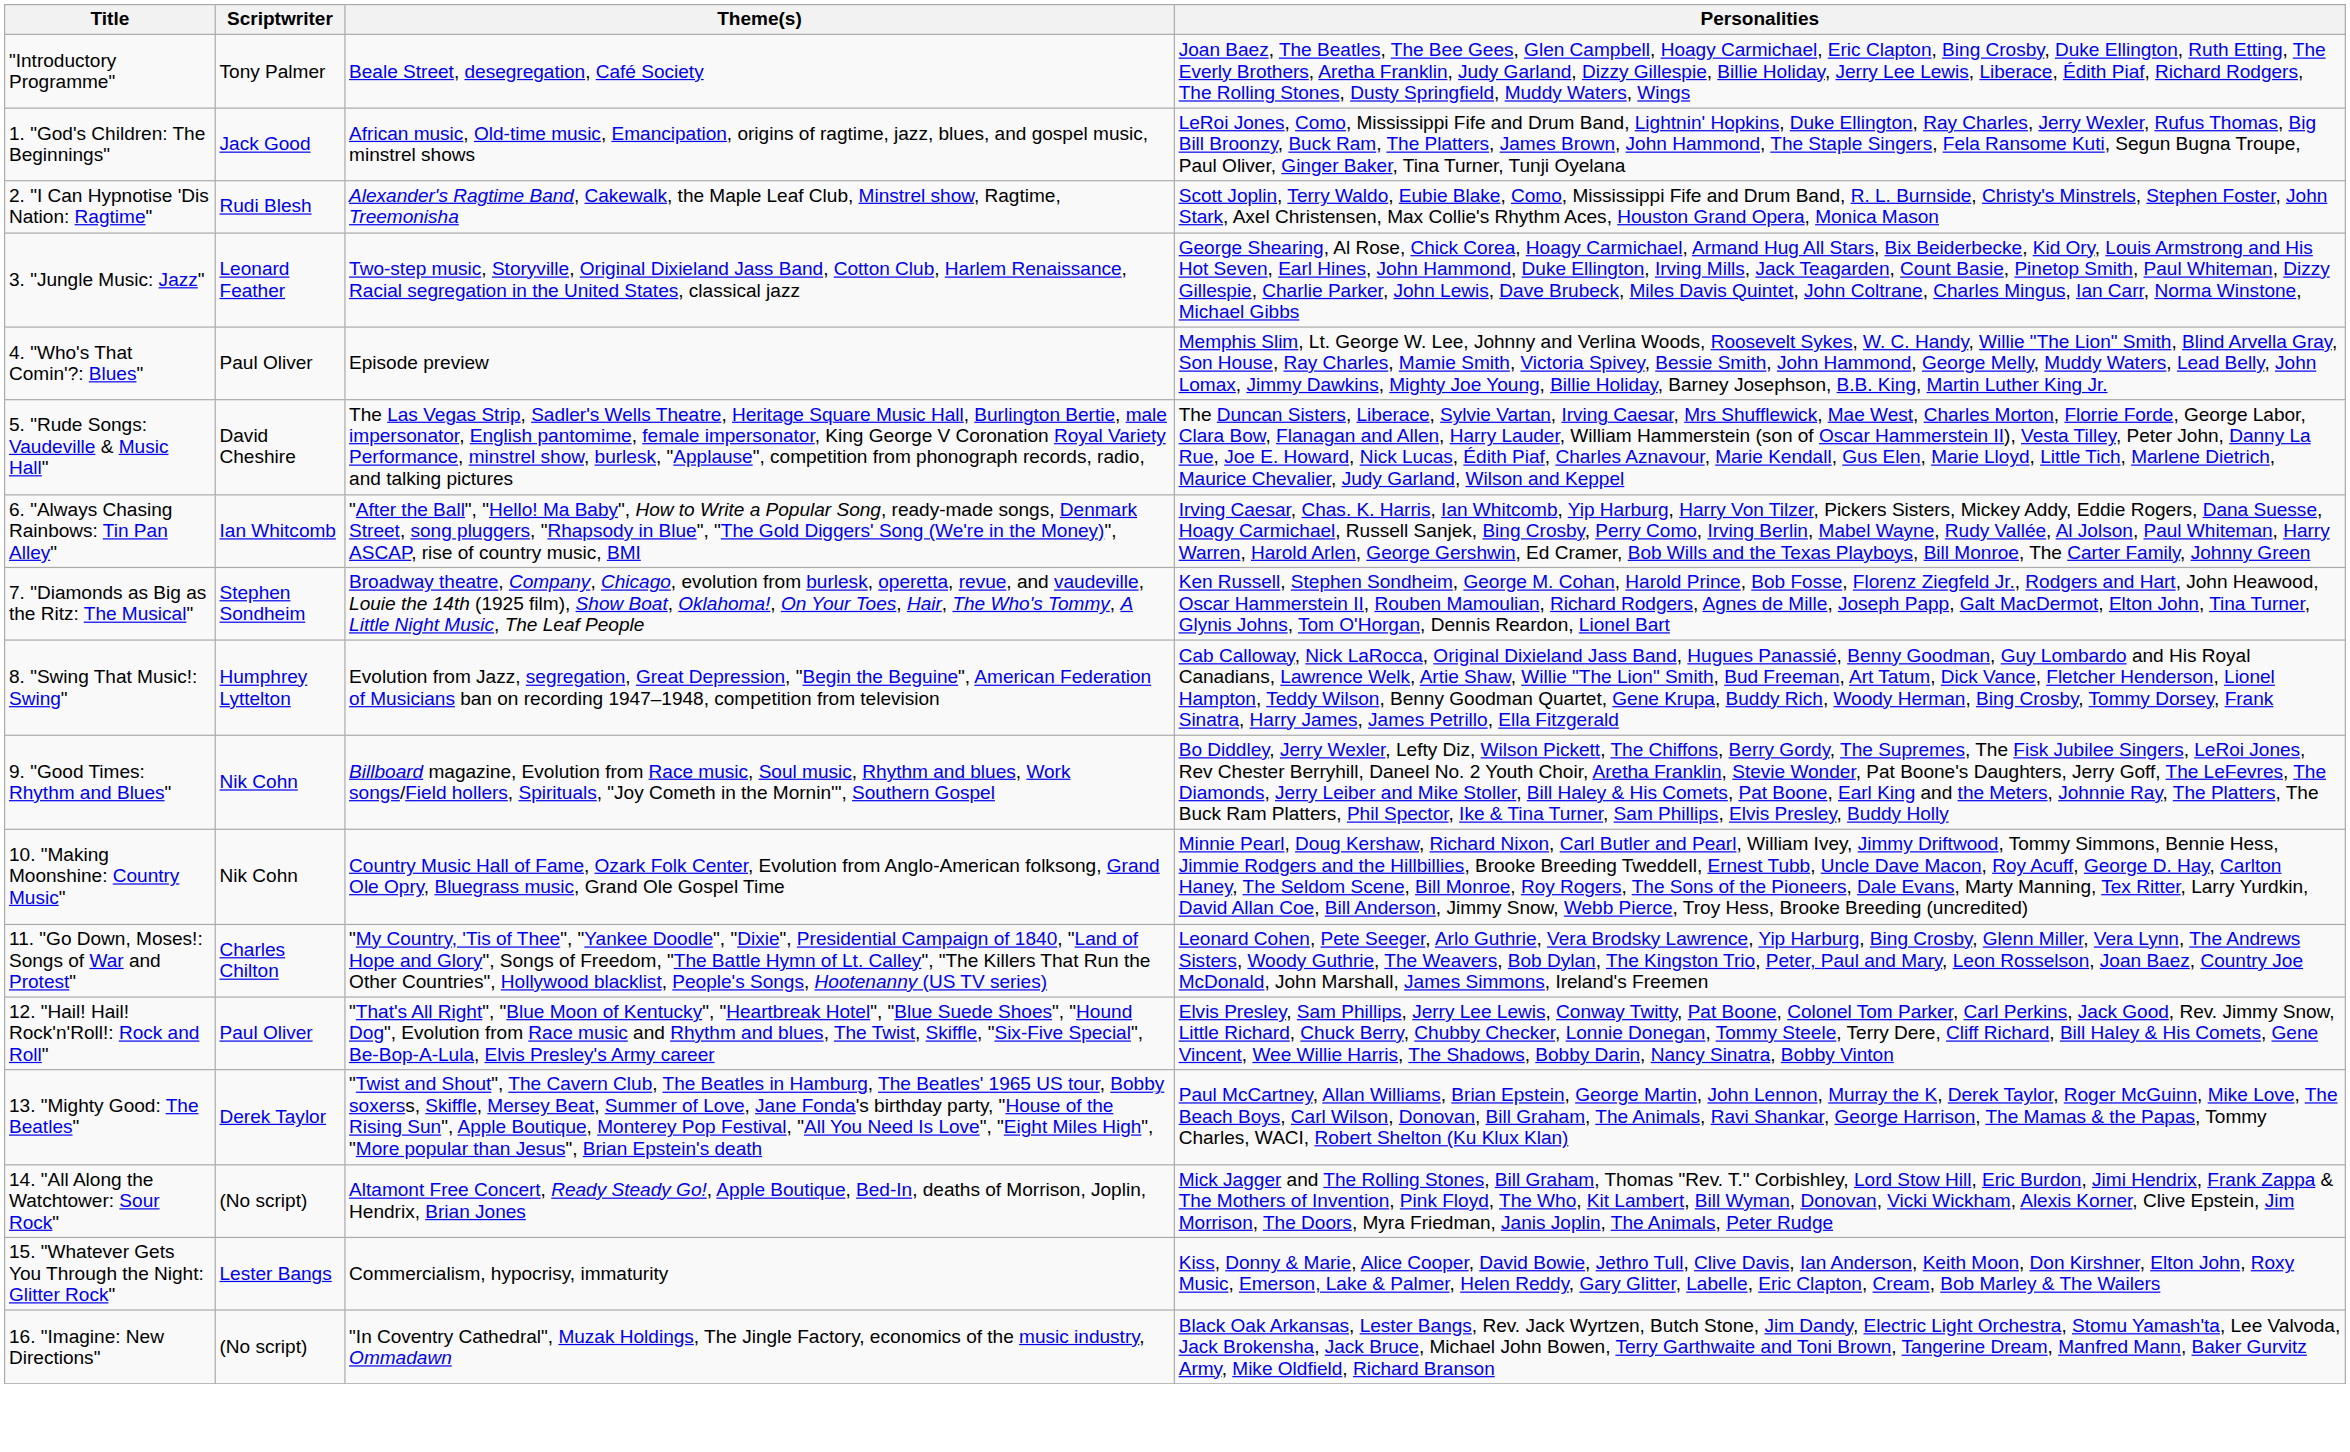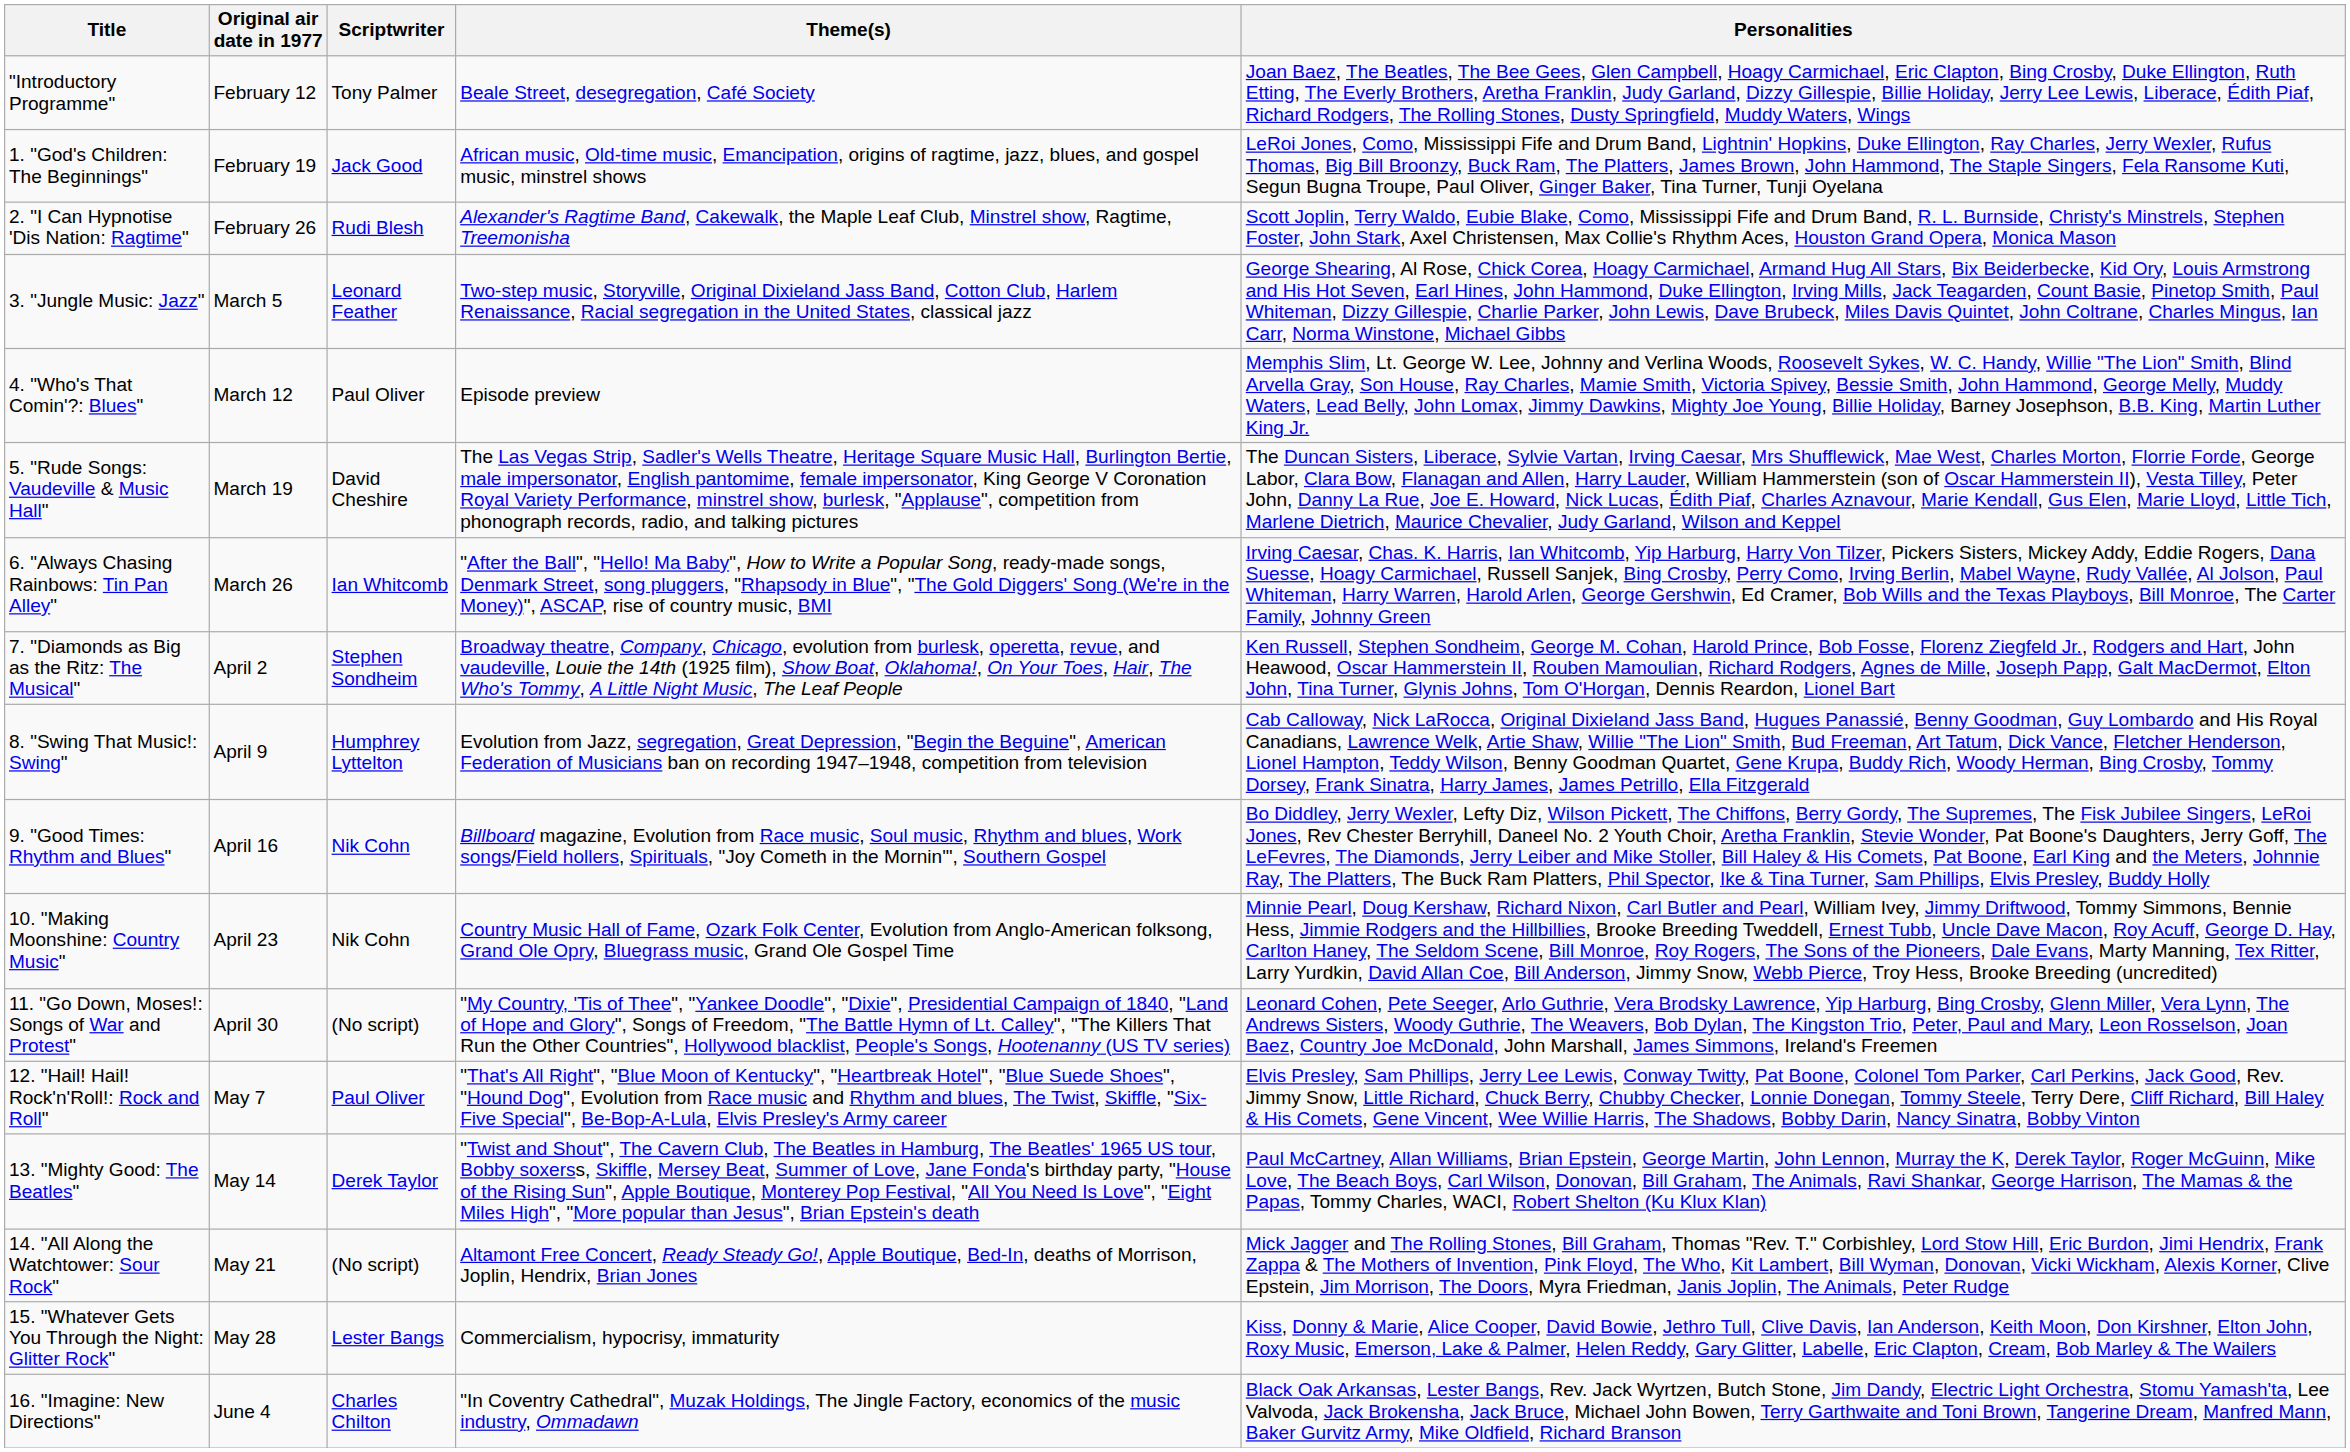+ column: (268, 30)
(252, 960) Charles Chilton -> (375, 1024) (No script)
(263, 1346) (No script) -> (364, 1411) Charles Chilton
